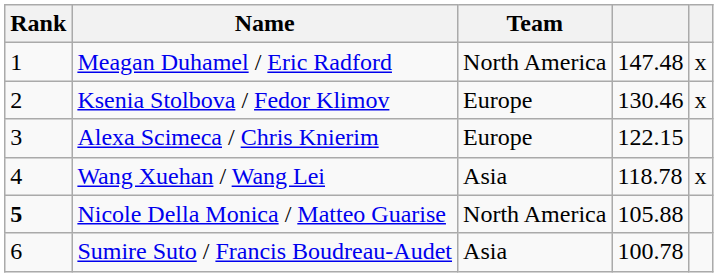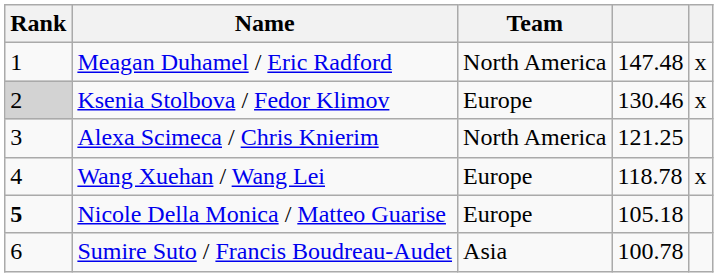(16, 99) no background -> (16, 99) lightgrey background
(498, 137) Europe -> (535, 137) North America
(650, 137) 122.15 -> (650, 137) 121.25
(485, 175) Asia -> (498, 175) Europe
(535, 213) North America -> (498, 213) Europe
(650, 213) 105.88 -> (650, 213) 105.18
